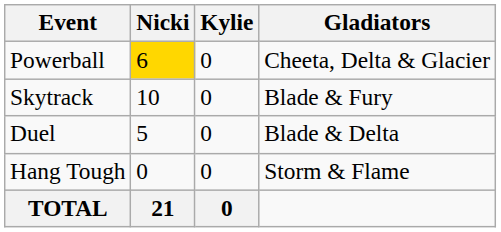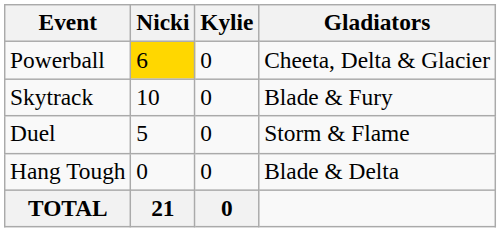(332, 134) Blade & Delta -> (337, 134) Storm & Flame
(337, 171) Storm & Flame -> (332, 171) Blade & Delta
